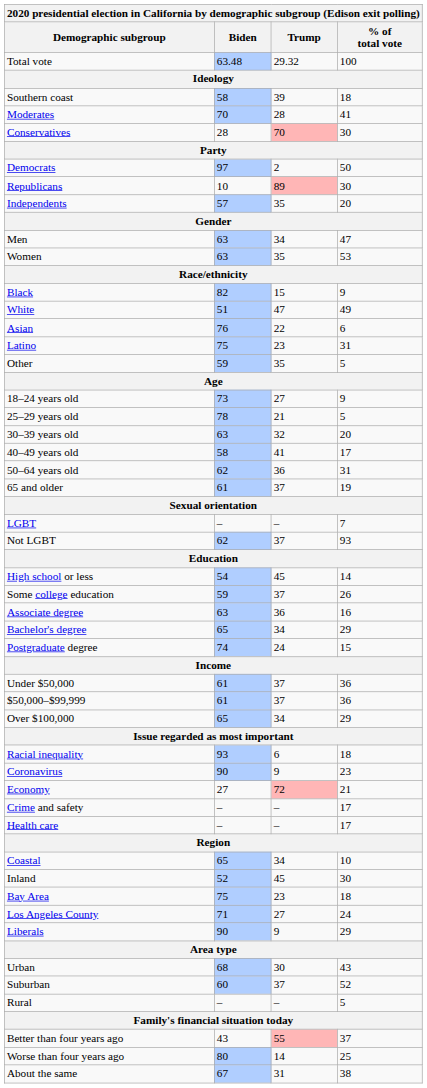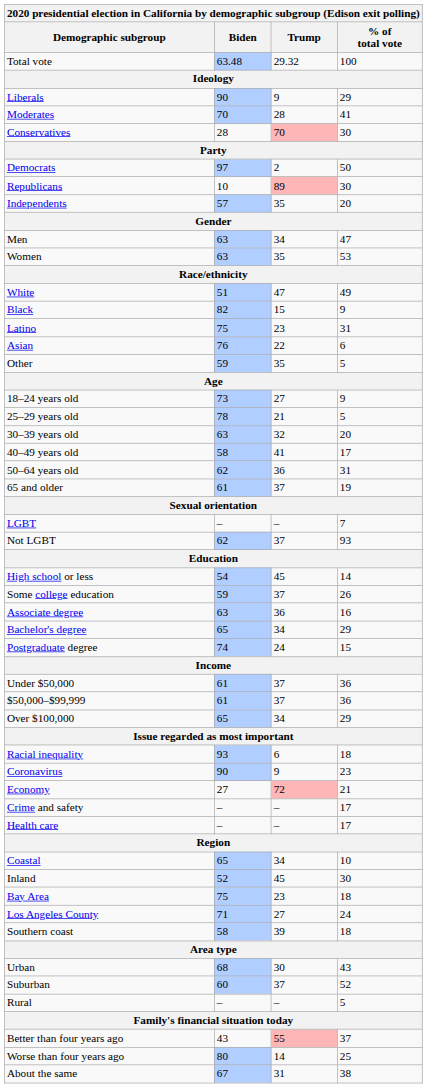rows swapped: (25, 931) <-> (40, 97)
rows swapped: (21, 310) <-> (20, 292)
rows swapped: (22, 345) <-> (20, 327)
